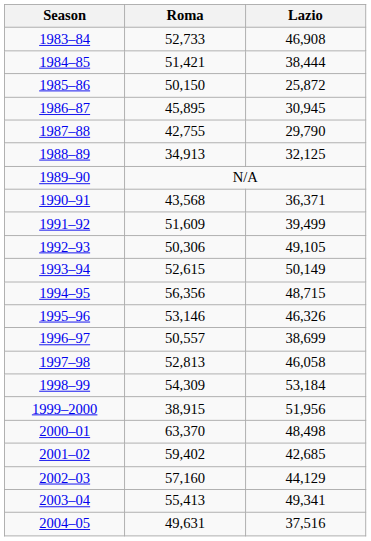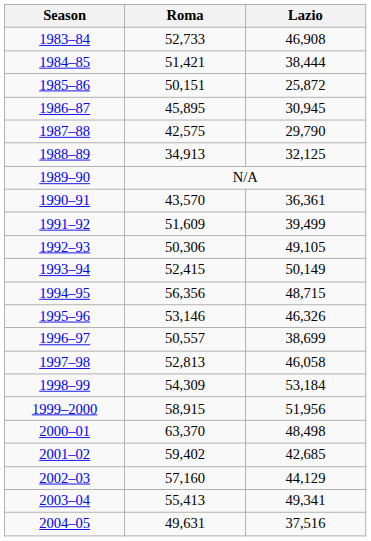(185, 85) 50,150 -> (185, 85) 50,151
(185, 131) 42,755 -> (185, 131) 42,575
(185, 200) 43,568 -> (185, 200) 43,570
(305, 200) 36,371 -> (305, 200) 36,361
(185, 270) 52,615 -> (185, 270) 52,415
(185, 408) 38,915 -> (185, 408) 58,915
